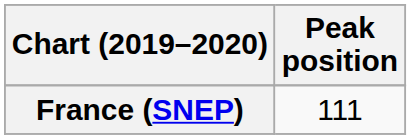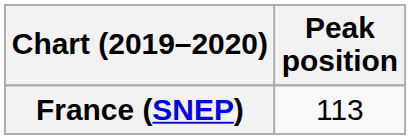(340, 109) 111 -> (340, 109) 113
